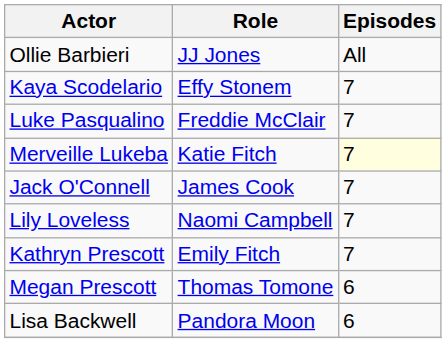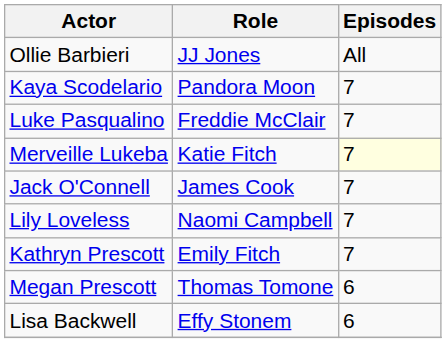(234, 87) Effy Stonem -> (246, 87) Pandora Moon
(246, 320) Pandora Moon -> (234, 320) Effy Stonem
